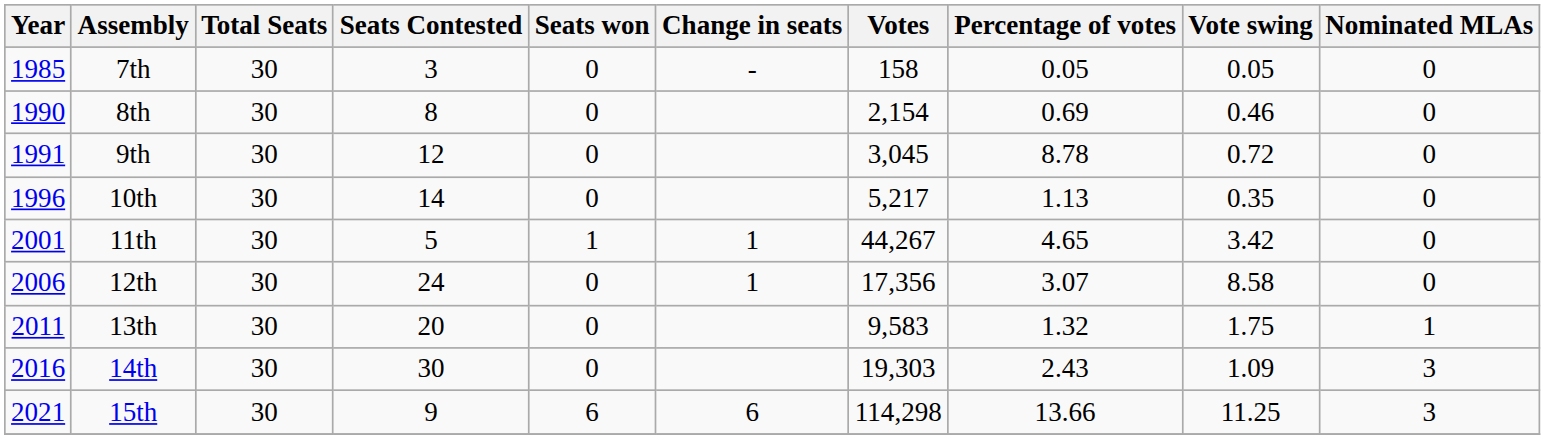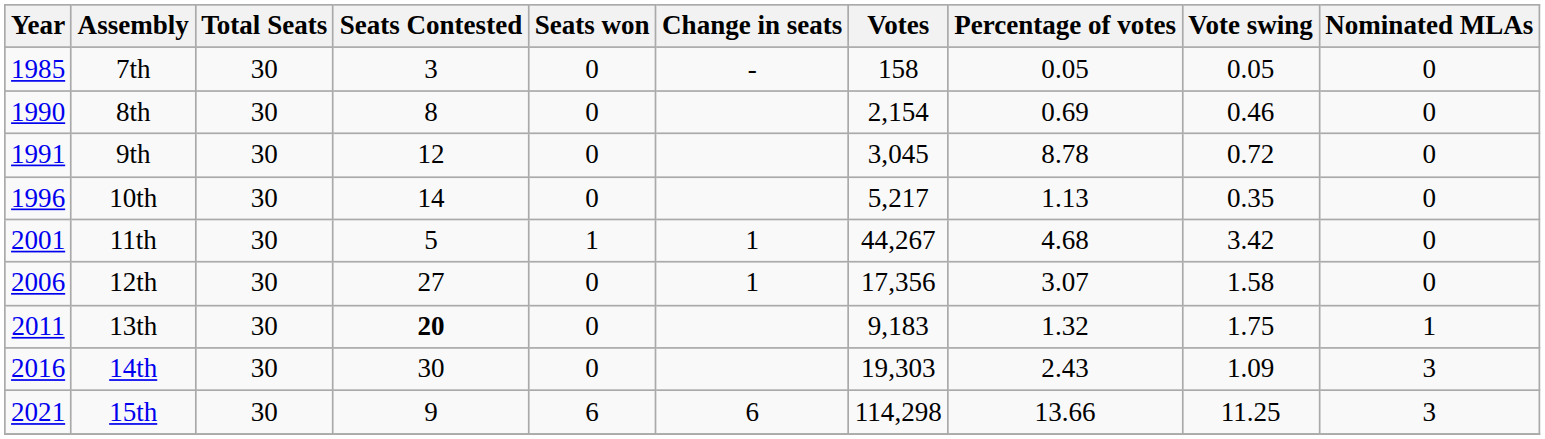(1065, 240) 4.65 -> (1065, 240) 4.68
(431, 283) 24 -> (431, 283) 27
(1251, 283) 8.58 -> (1251, 283) 1.58
(431, 326) normal -> (431, 326) bold
(898, 326) 9,583 -> (898, 326) 9,183
